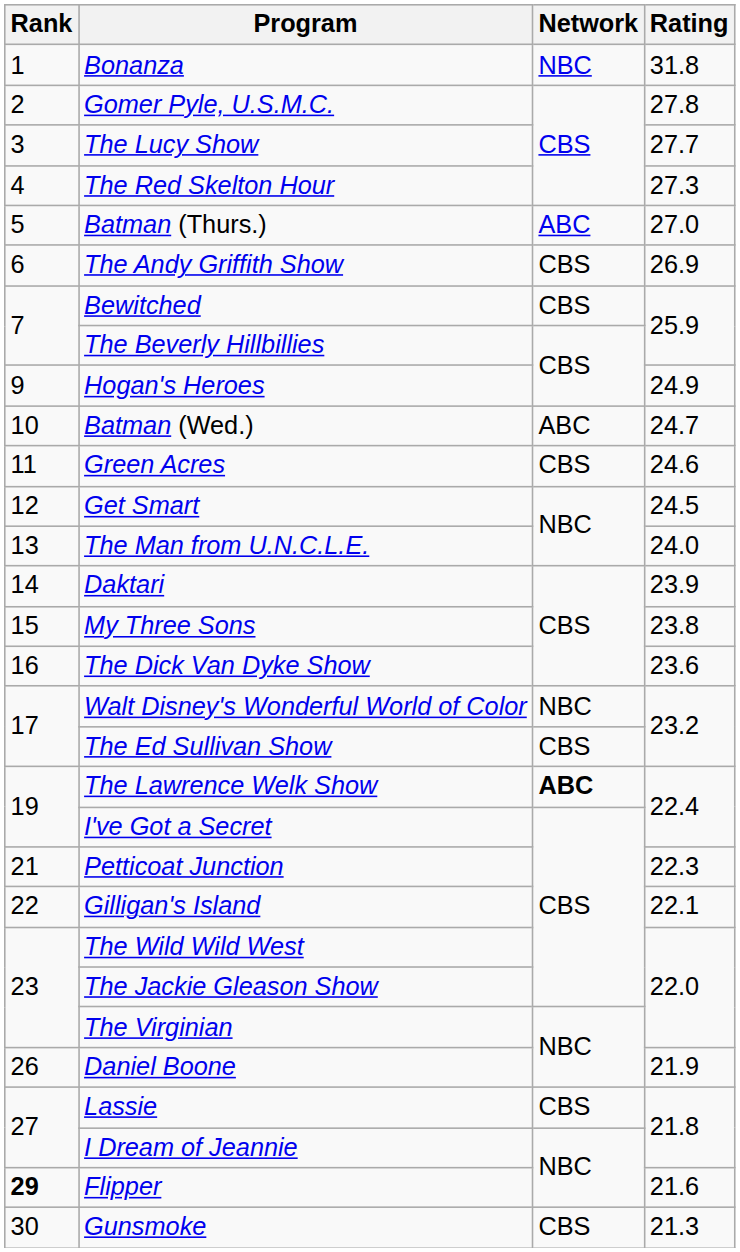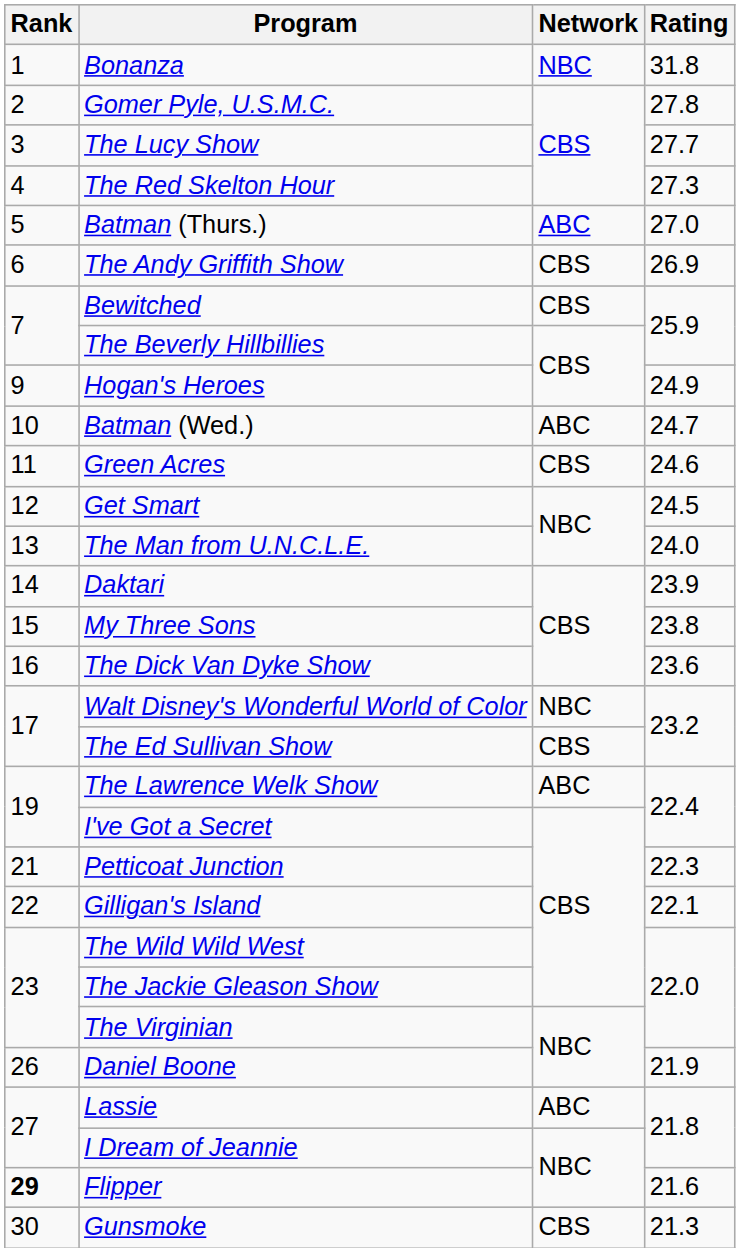(566, 786) bold -> (564, 786) normal
(564, 1107) CBS -> (564, 1107) ABC
